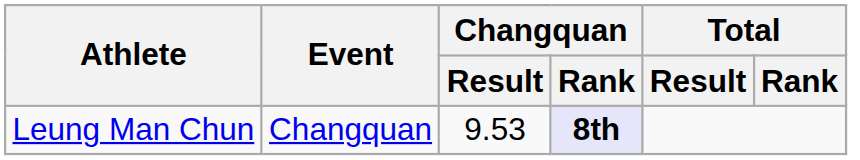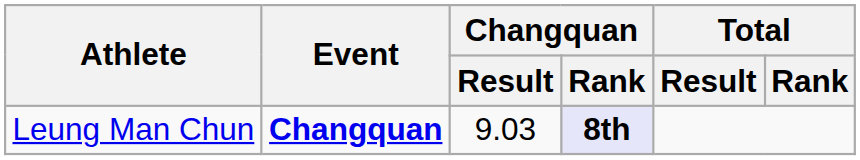(351, 130) normal -> (356, 130) bold
(495, 130) 9.53 -> (505, 130) 9.03
